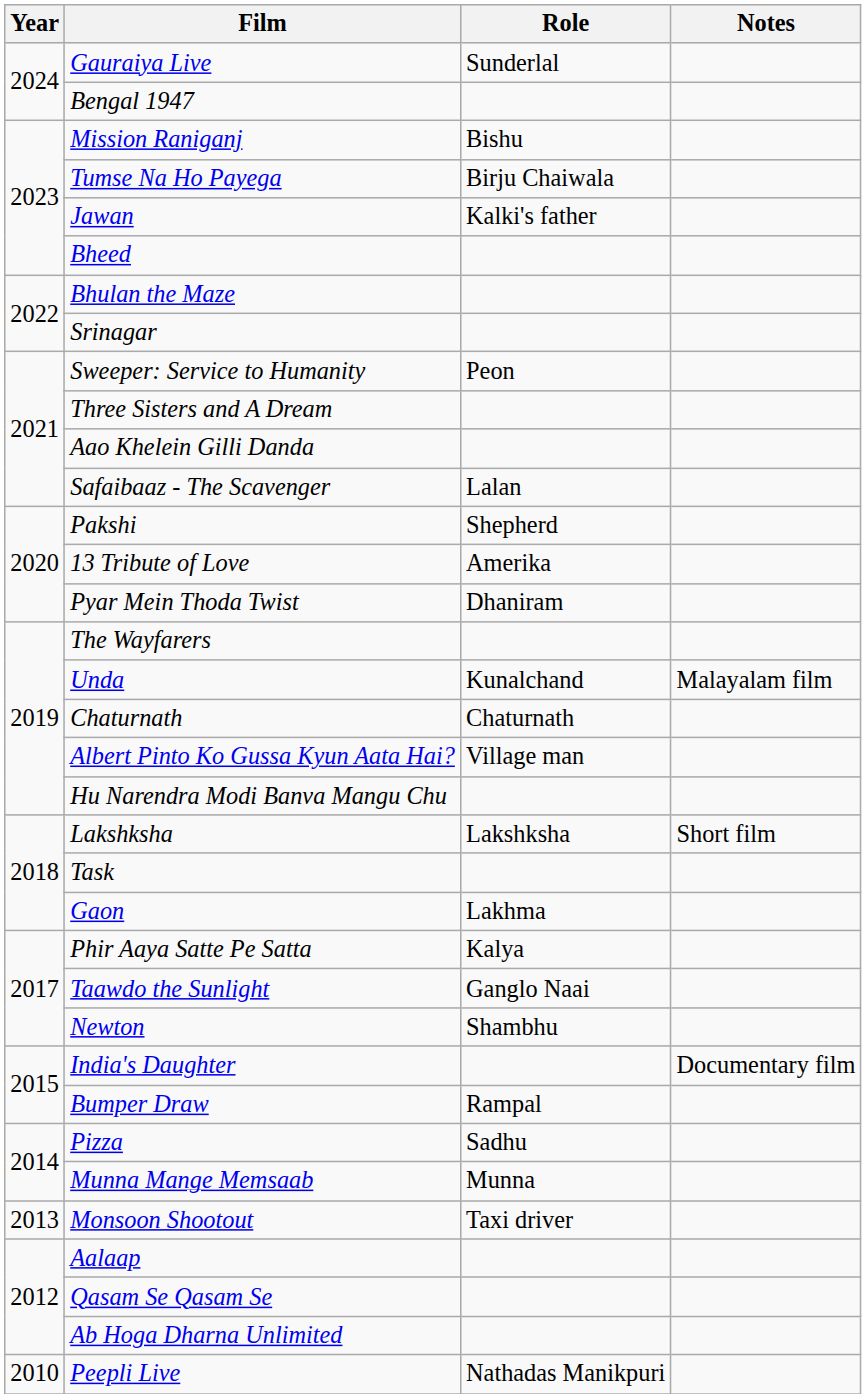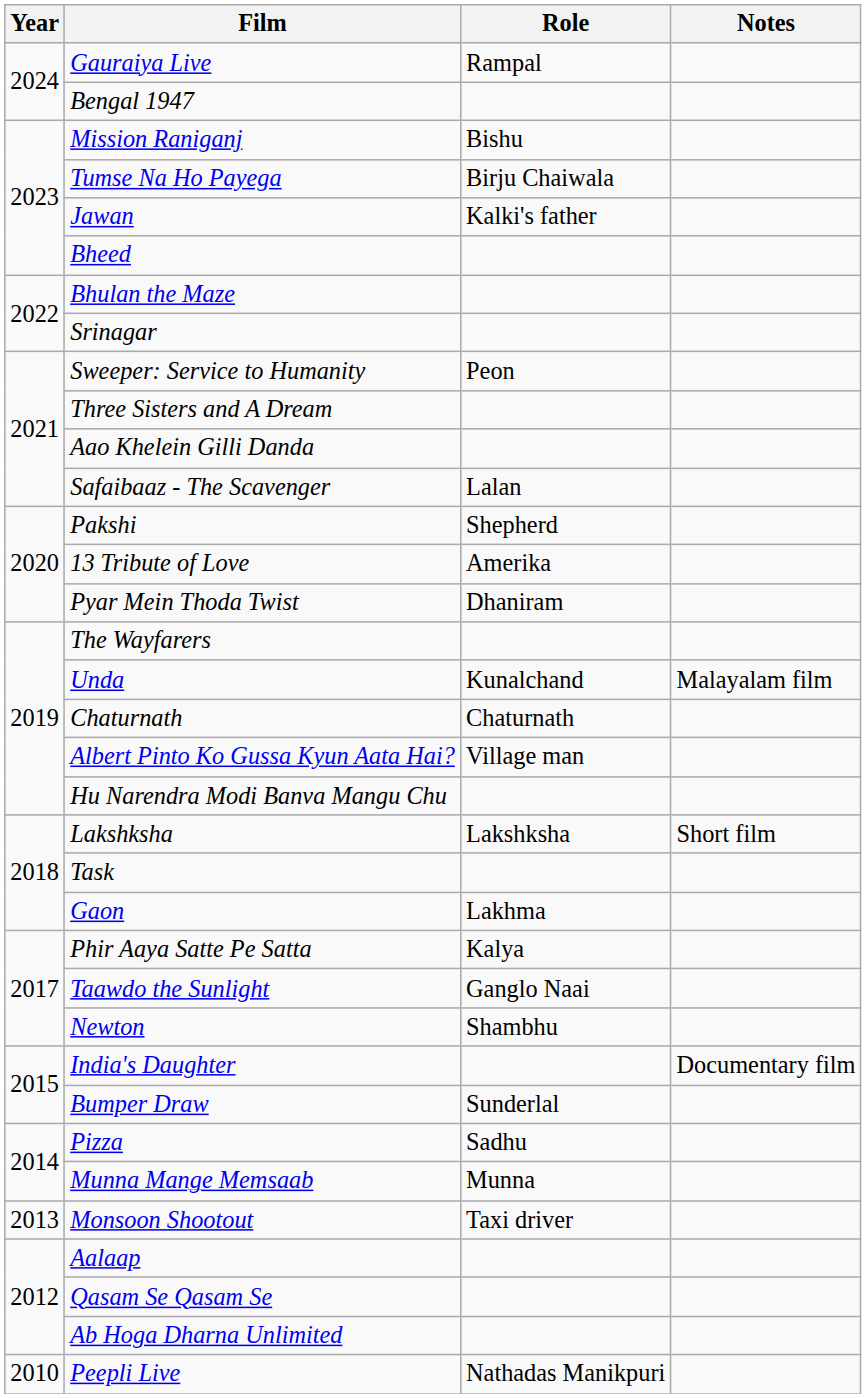(513, 62) Sunderlal -> (504, 62) Rampal
(504, 1103) Rampal -> (513, 1103) Sunderlal
